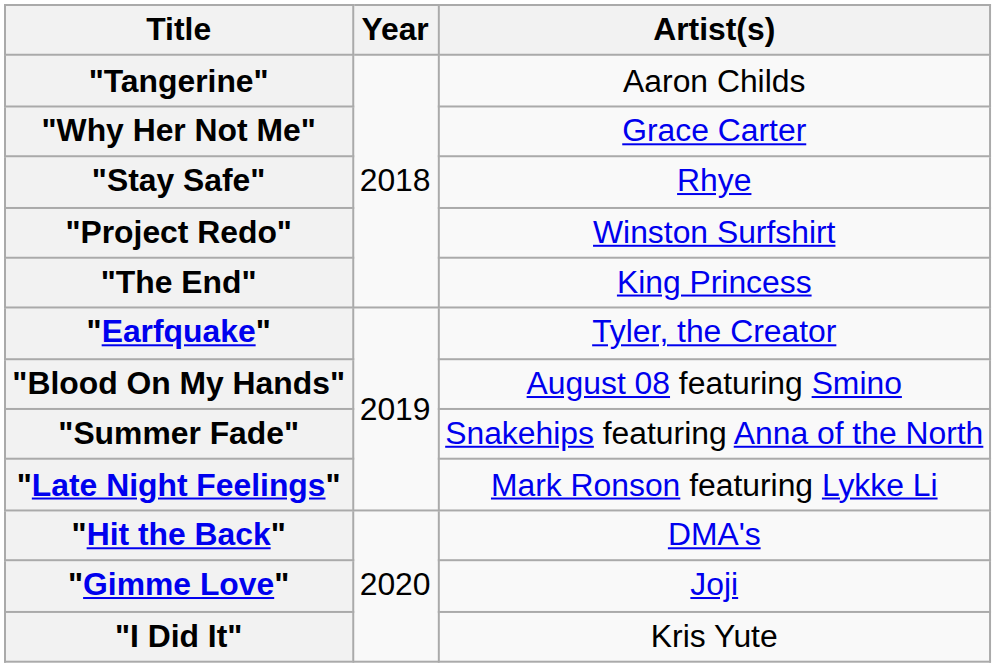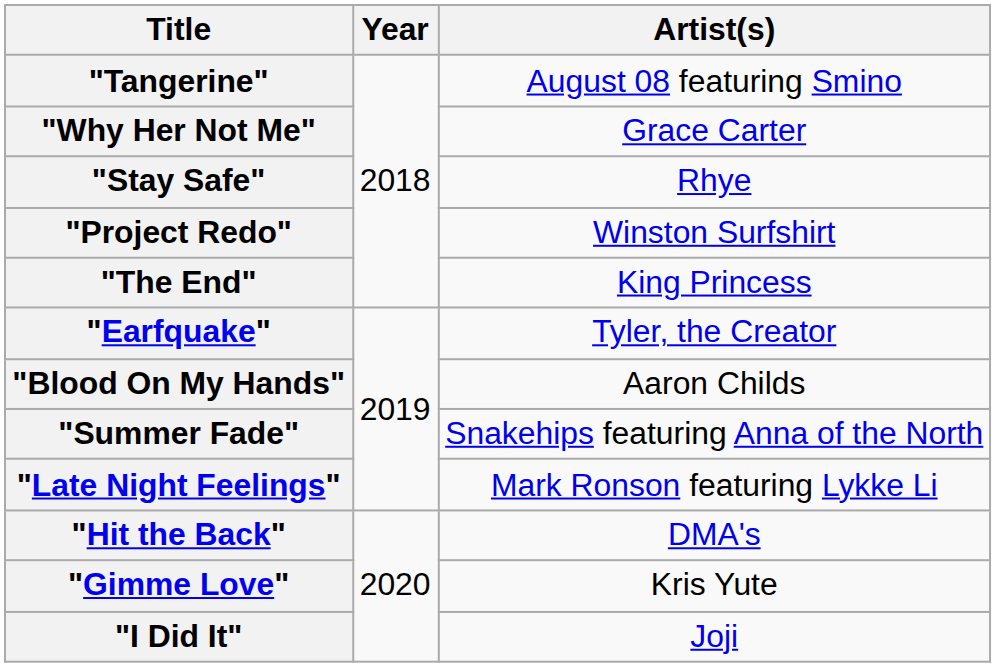(714, 80) Aaron Childs -> (714, 80) August 08 featuring Smino
(714, 383) August 08 featuring Smino -> (714, 383) Aaron Childs
(714, 585) Joji -> (714, 585) Kris Yute
(714, 635) Kris Yute -> (714, 635) Joji
